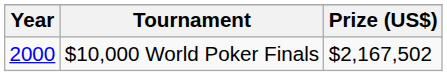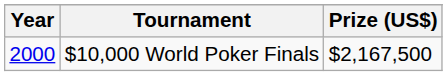(380, 53) $2,167,502 -> (380, 53) $2,167,500
